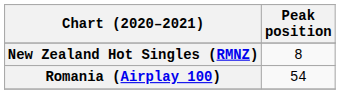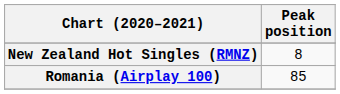(298, 77) 54 -> (298, 77) 85
